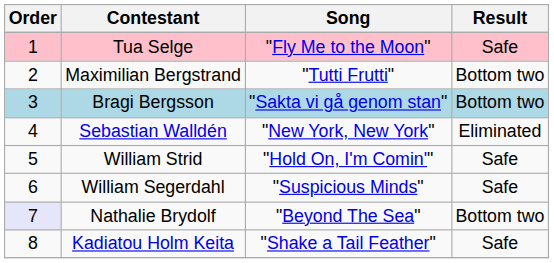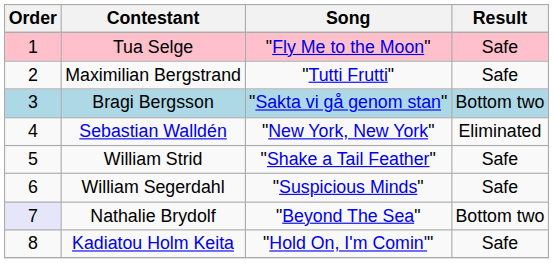(500, 74) Bottom two -> (500, 74) Safe
(348, 159) "Hold On, I'm Comin'" -> (348, 159) "Shake a Tail Feather"
(348, 243) "Shake a Tail Feather" -> (348, 243) "Hold On, I'm Comin'"
